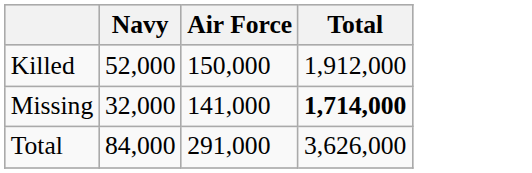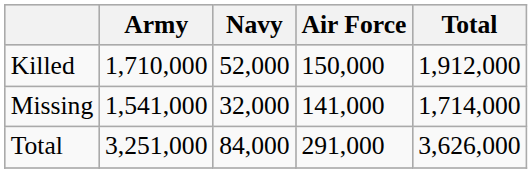+ column: (156, 24)
(355, 106) bold -> (469, 106) normal
